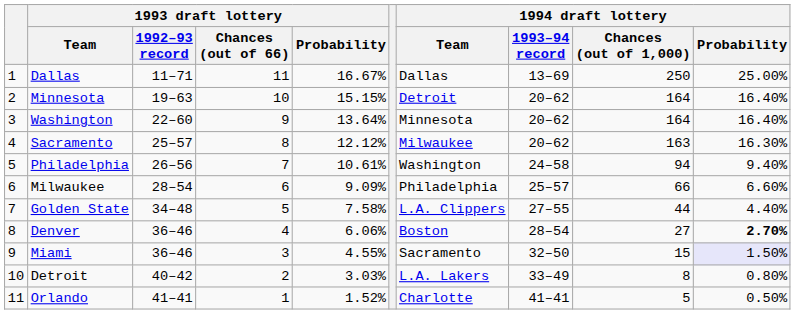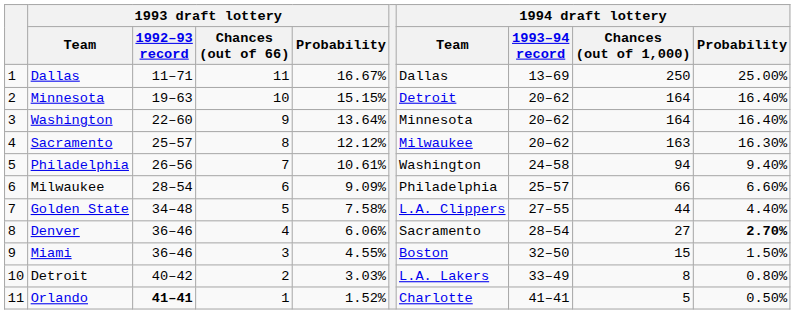(424, 232) Boston -> (440, 232) Sacramento
(440, 254) Sacramento -> (424, 254) Boston
(767, 254) lavender background -> (767, 254) no background
(172, 298) normal -> (172, 298) bold
